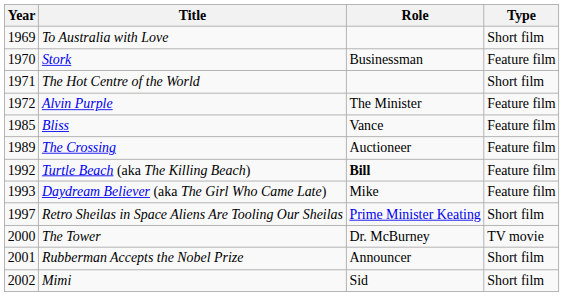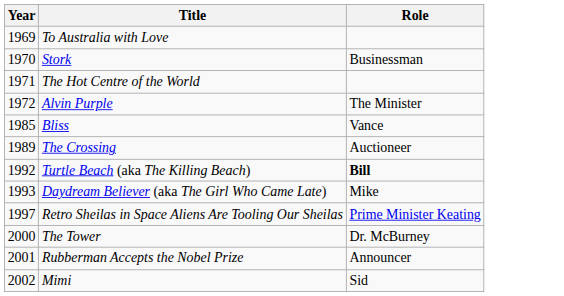- column: (521, 15)
